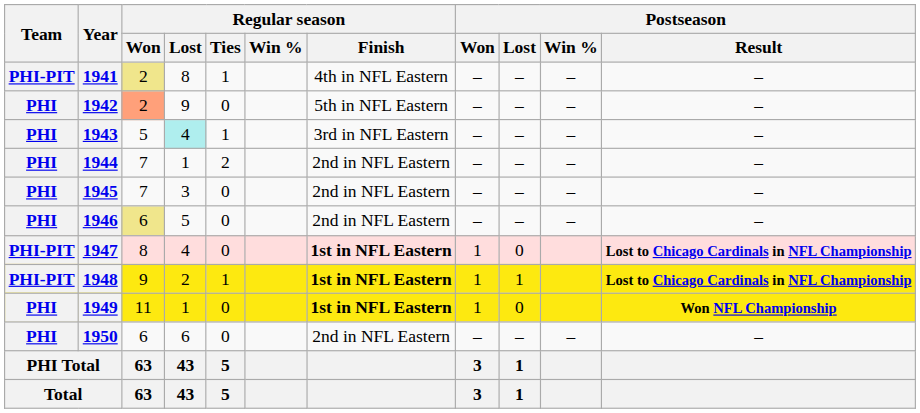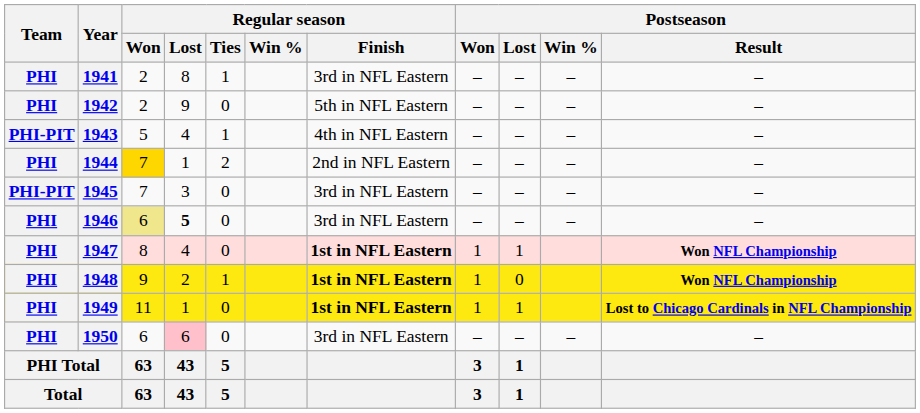(42, 76) PHI-PIT -> (42, 76) PHI
(143, 76) khaki background -> (143, 76) no background
(381, 76) 4th in NFL Eastern -> (381, 76) 3rd in NFL Eastern
(143, 105) lightsalmon background -> (143, 105) no background
(42, 134) PHI -> (42, 134) PHI-PIT
(185, 134) paleturquoise background -> (185, 134) no background
(381, 134) 3rd in NFL Eastern -> (381, 134) 4th in NFL Eastern
(143, 163) no background -> (143, 163) gold background
(42, 192) PHI -> (42, 192) PHI-PIT
(381, 192) 2nd in NFL Eastern -> (381, 192) 3rd in NFL Eastern
(185, 220) normal -> (185, 220) bold
(381, 220) 2nd in NFL Eastern -> (381, 220) 3rd in NFL Eastern
(42, 249) PHI-PIT -> (42, 249) PHI
(519, 249) 0 -> (519, 249) 1
(759, 251) Lost to Chicago Cardinals in NFL Championship -> (759, 251) Won NFL Championship
(42, 278) PHI-PIT -> (42, 278) PHI
(519, 278) 1 -> (519, 278) 0
(759, 280) Lost to Chicago Cardinals in NFL Championship -> (759, 280) Won NFL Championship
(519, 307) 0 -> (519, 307) 1
(759, 309) Won NFL Championship -> (759, 309) Lost to Chicago Cardinals in NFL Championship
(185, 336) no background -> (185, 336) pink background
(381, 336) 2nd in NFL Eastern -> (381, 336) 3rd in NFL Eastern
